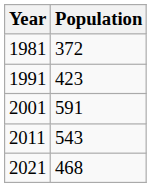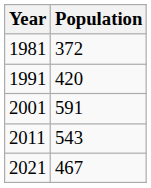(69, 78) 423 -> (69, 78) 420
(69, 167) 468 -> (69, 167) 467
